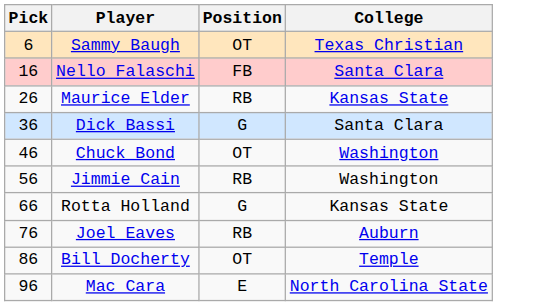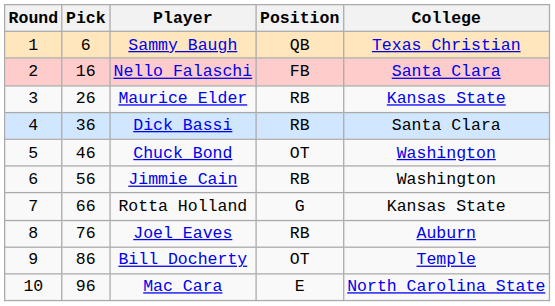+ column: (33, 18)
(242, 45) OT -> (300, 45) QB
(242, 126) G -> (300, 126) RB
